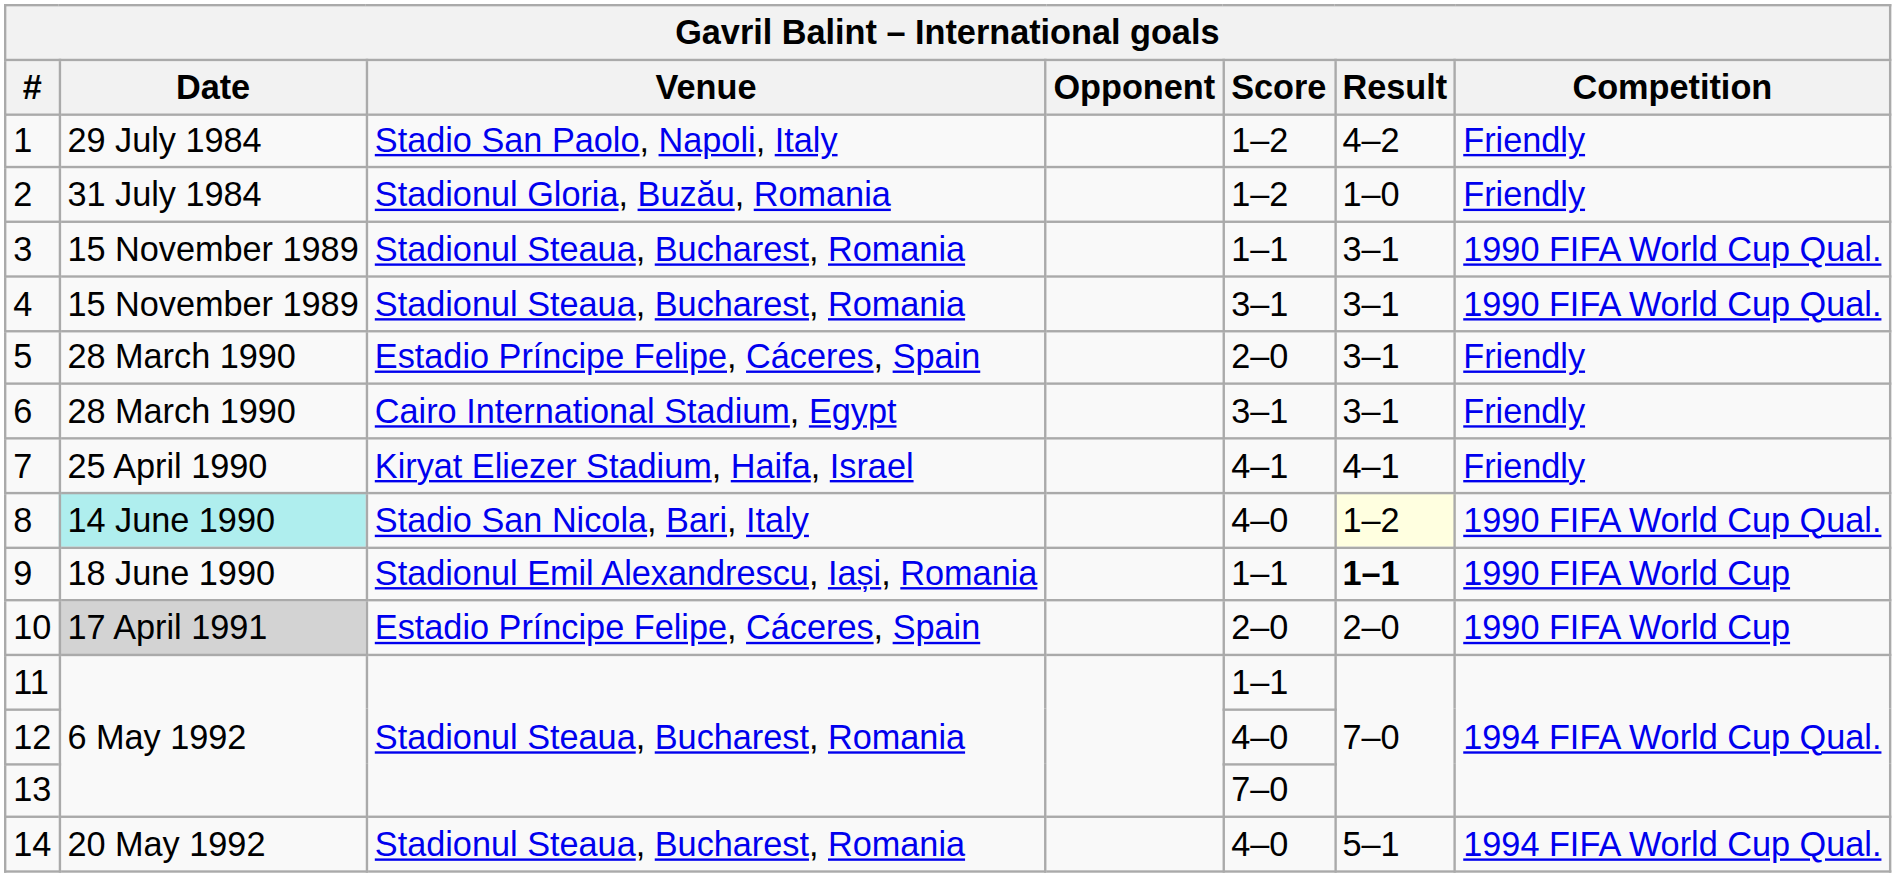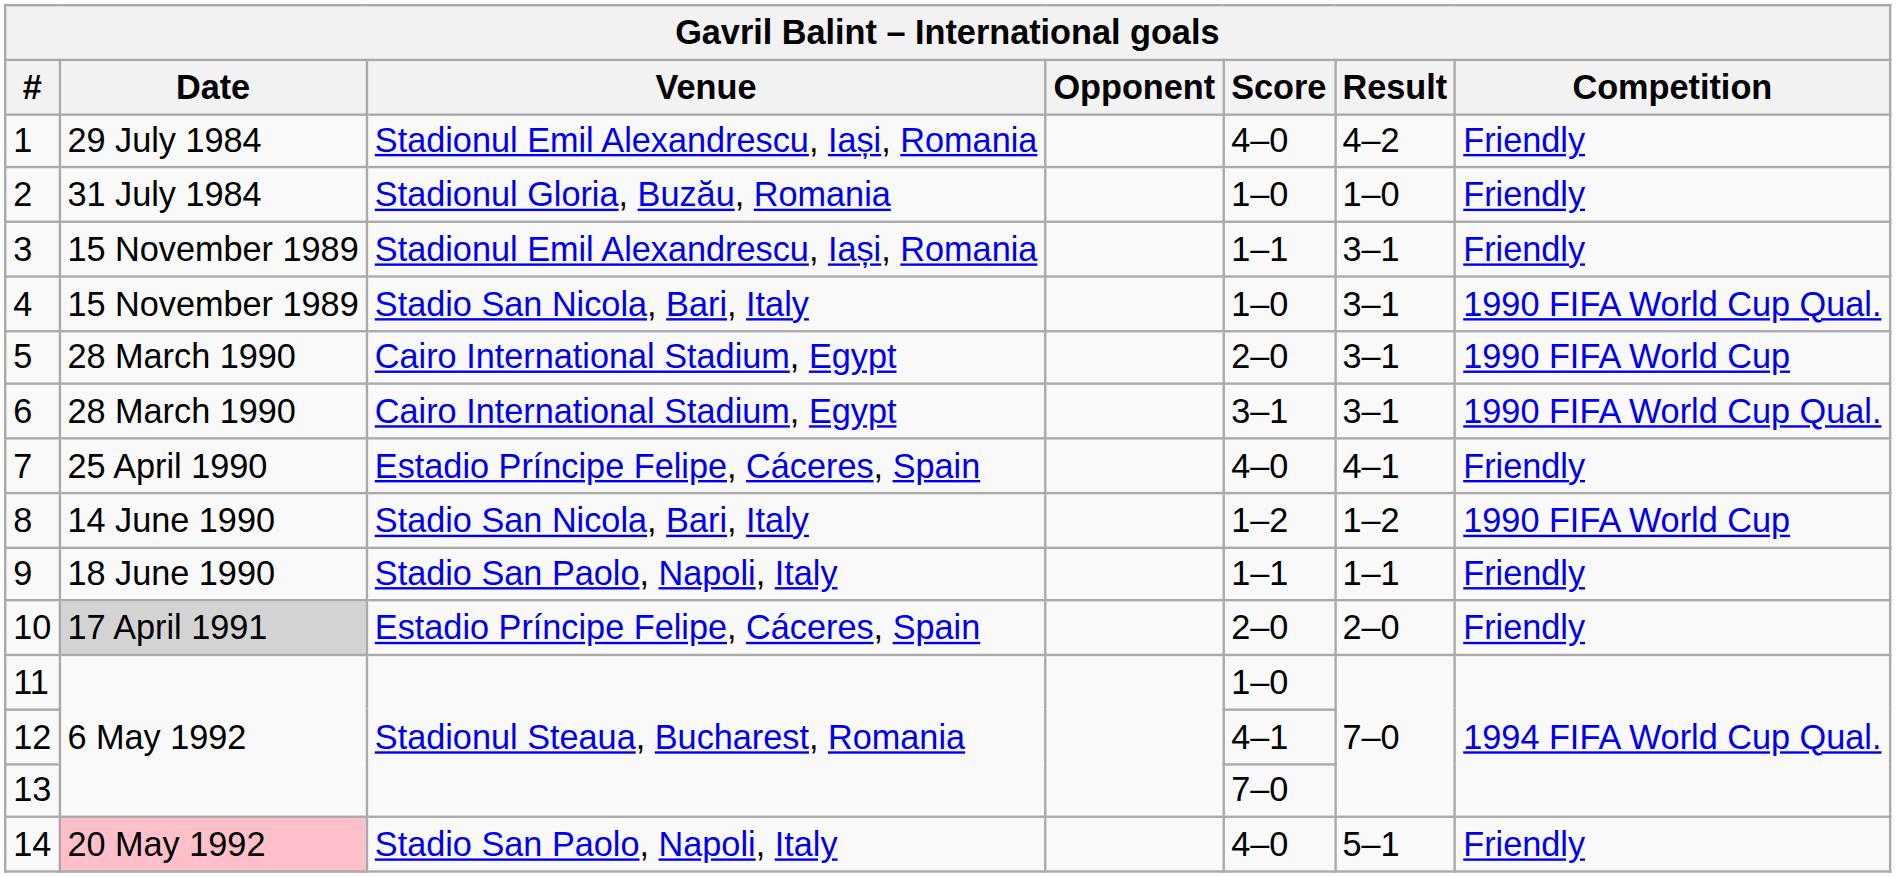(606, 141) Stadio San Paolo, Napoli, Italy -> (706, 141) Stadionul Emil Alexandrescu, Iași, Romania
(1260, 141) 1–2 -> (1260, 141) 4–0
(1260, 195) 1–2 -> (1260, 195) 1–0
(670, 249) Stadionul Steaua, Bucharest, Romania -> (706, 249) Stadionul Emil Alexandrescu, Iași, Romania
(1672, 249) 1990 FIFA World Cup Qual. -> (1524, 249) Friendly
(670, 303) Stadionul Steaua, Bucharest, Romania -> (592, 303) Stadio San Nicola, Bari, Italy
(1260, 303) 3–1 -> (1260, 303) 1–0
(678, 358) Estadio Príncipe Felipe, Cáceres, Spain -> (636, 358) Cairo International Stadium, Egypt
(1524, 358) Friendly -> (1627, 358) 1990 FIFA World Cup
(1524, 412) Friendly -> (1672, 412) 1990 FIFA World Cup Qual.
(644, 466) Kiryat Eliezer Stadium, Haifa, Israel -> (678, 466) Estadio Príncipe Felipe, Cáceres, Spain
(1260, 466) 4–1 -> (1260, 466) 4–0
(171, 520) paleturquoise background -> (171, 520) no background
(1260, 520) 4–0 -> (1260, 520) 1–2
(1371, 520) lightyellow background -> (1371, 520) no background
(1672, 520) 1990 FIFA World Cup Qual. -> (1627, 520) 1990 FIFA World Cup
(706, 574) Stadionul Emil Alexandrescu, Iași, Romania -> (606, 574) Stadio San Paolo, Napoli, Italy
(1371, 574) bold -> (1371, 574) normal
(1627, 574) 1990 FIFA World Cup -> (1524, 574) Friendly
(1627, 628) 1990 FIFA World Cup -> (1524, 628) Friendly
(1260, 682) 1–1 -> (1260, 682) 1–0
(1260, 737) 4–0 -> (1260, 737) 4–1
(166, 845) no background -> (166, 845) pink background
(670, 845) Stadionul Steaua, Bucharest, Romania -> (606, 845) Stadio San Paolo, Napoli, Italy
(1672, 845) 1994 FIFA World Cup Qual. -> (1524, 845) Friendly
